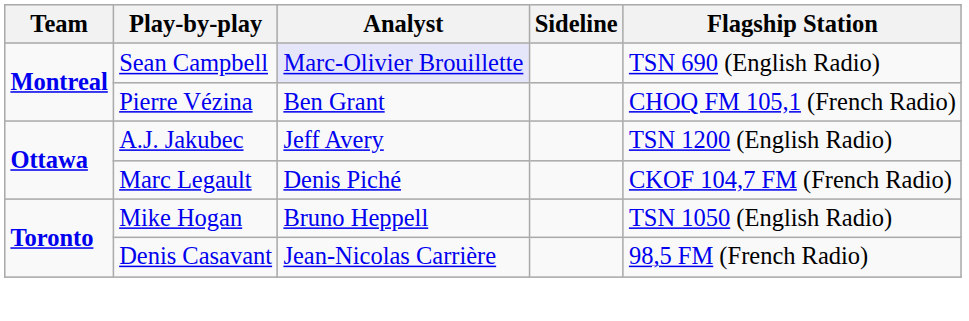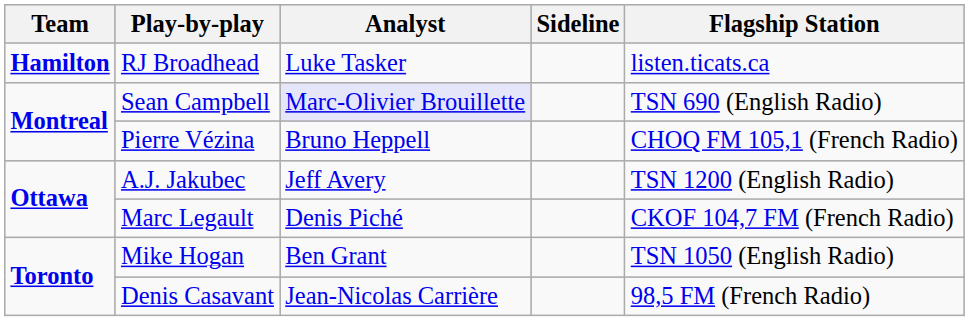+ row: (190, 62)
(334, 101) Ben Grant -> (358, 140) Bruno Heppell
(356, 218) Bruno Heppell -> (336, 256) Ben Grant
